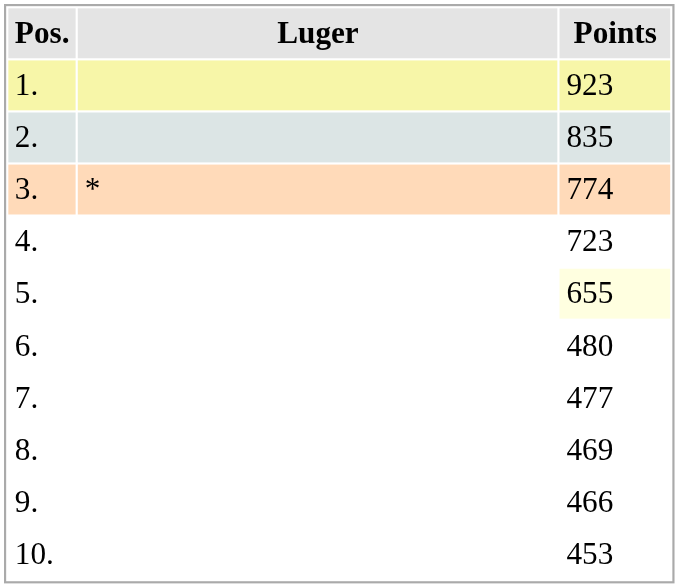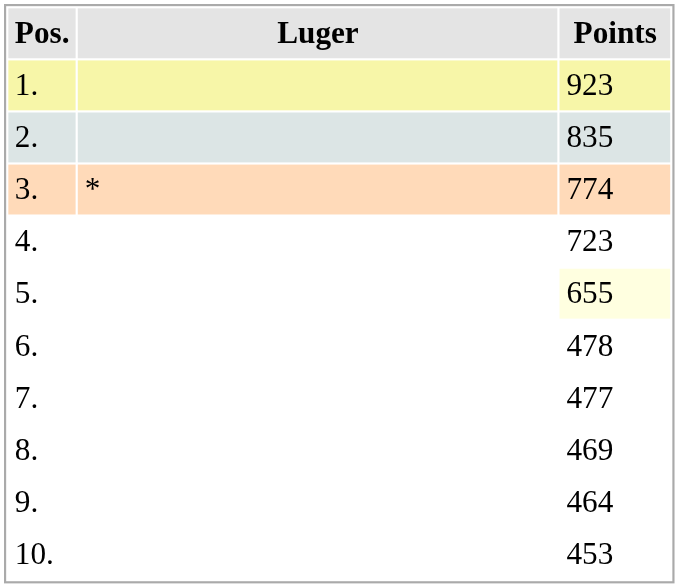(590, 345) 480 -> (590, 345) 478
(590, 501) 466 -> (590, 501) 464
